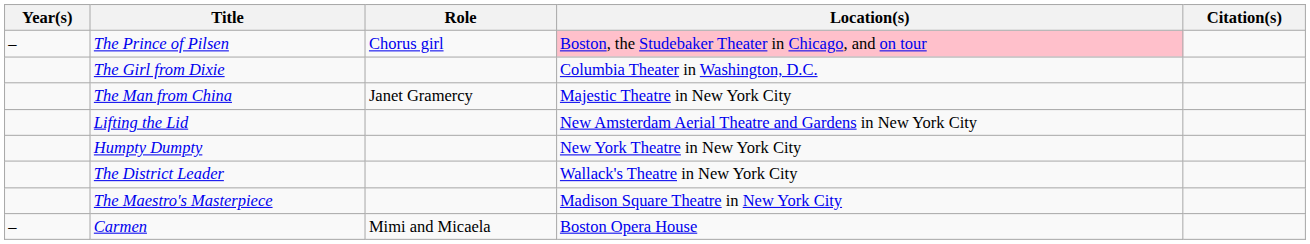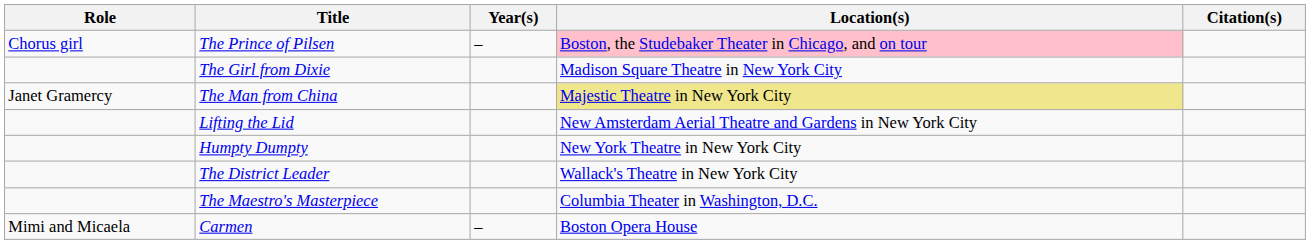columns swapped: (47, 17) <-> (461, 17)
(689, 69) Columbia Theater in Washington, D.C. -> (701, 69) Madison Square Theatre in New York City
(676, 95) no background -> (676, 95) khaki background
(701, 200) Madison Square Theatre in New York City -> (689, 200) Columbia Theater in Washington, D.C.
